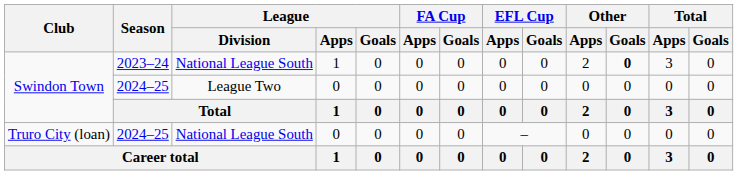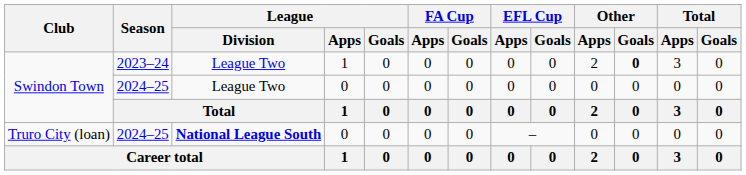(244, 63) National League South -> (248, 63) League Two
(244, 134) normal -> (248, 134) bold
